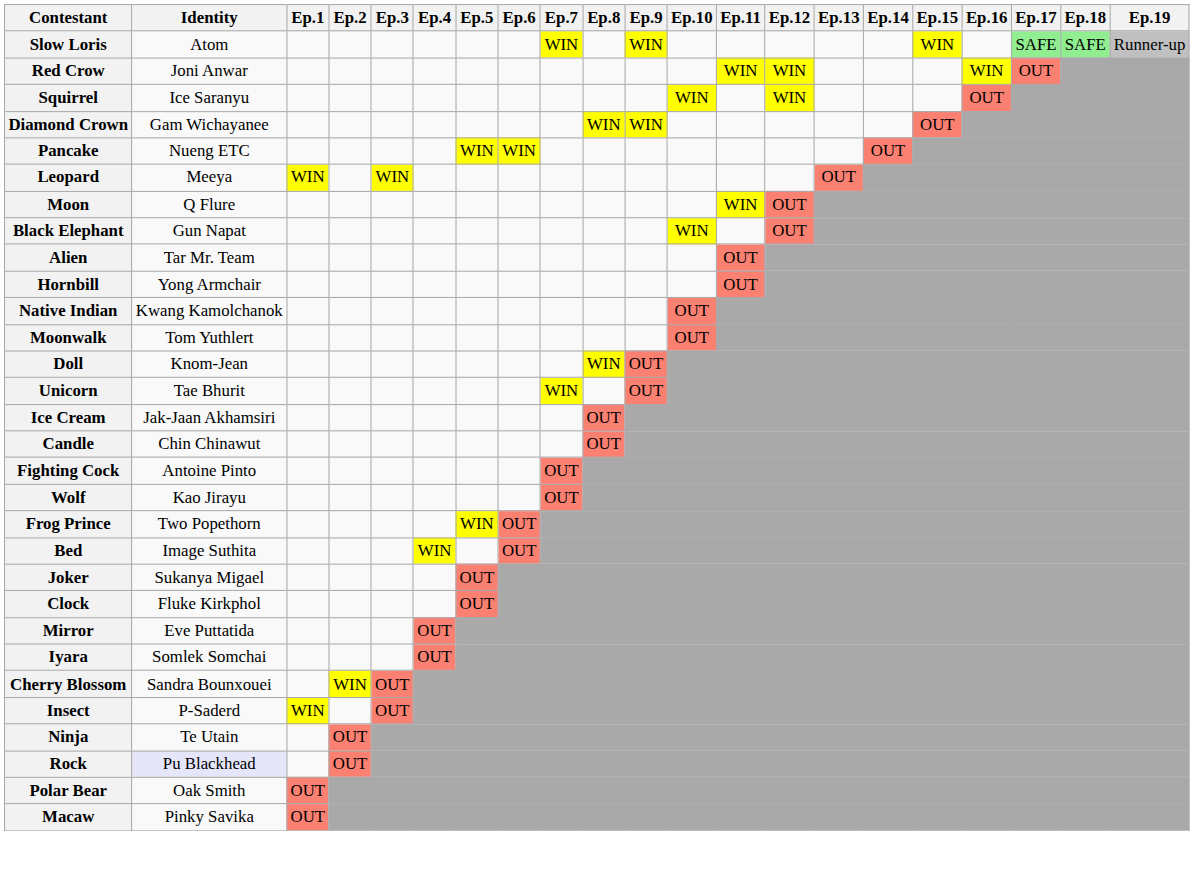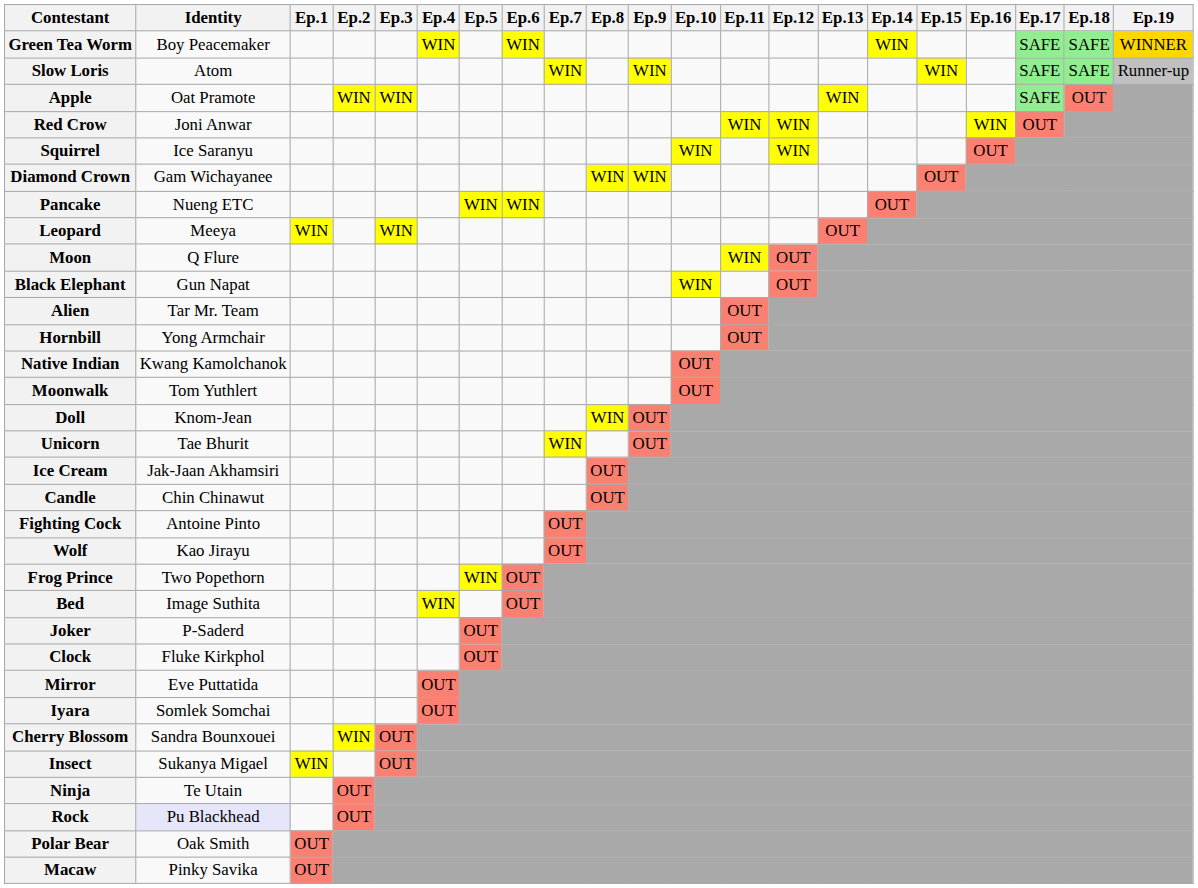+ row: (70, 44)
+ row: (70, 97)
(209, 577) Sukanya Migael -> (213, 630) P-Saderd
(209, 710) P-Saderd -> (213, 763) Sukanya Migael
